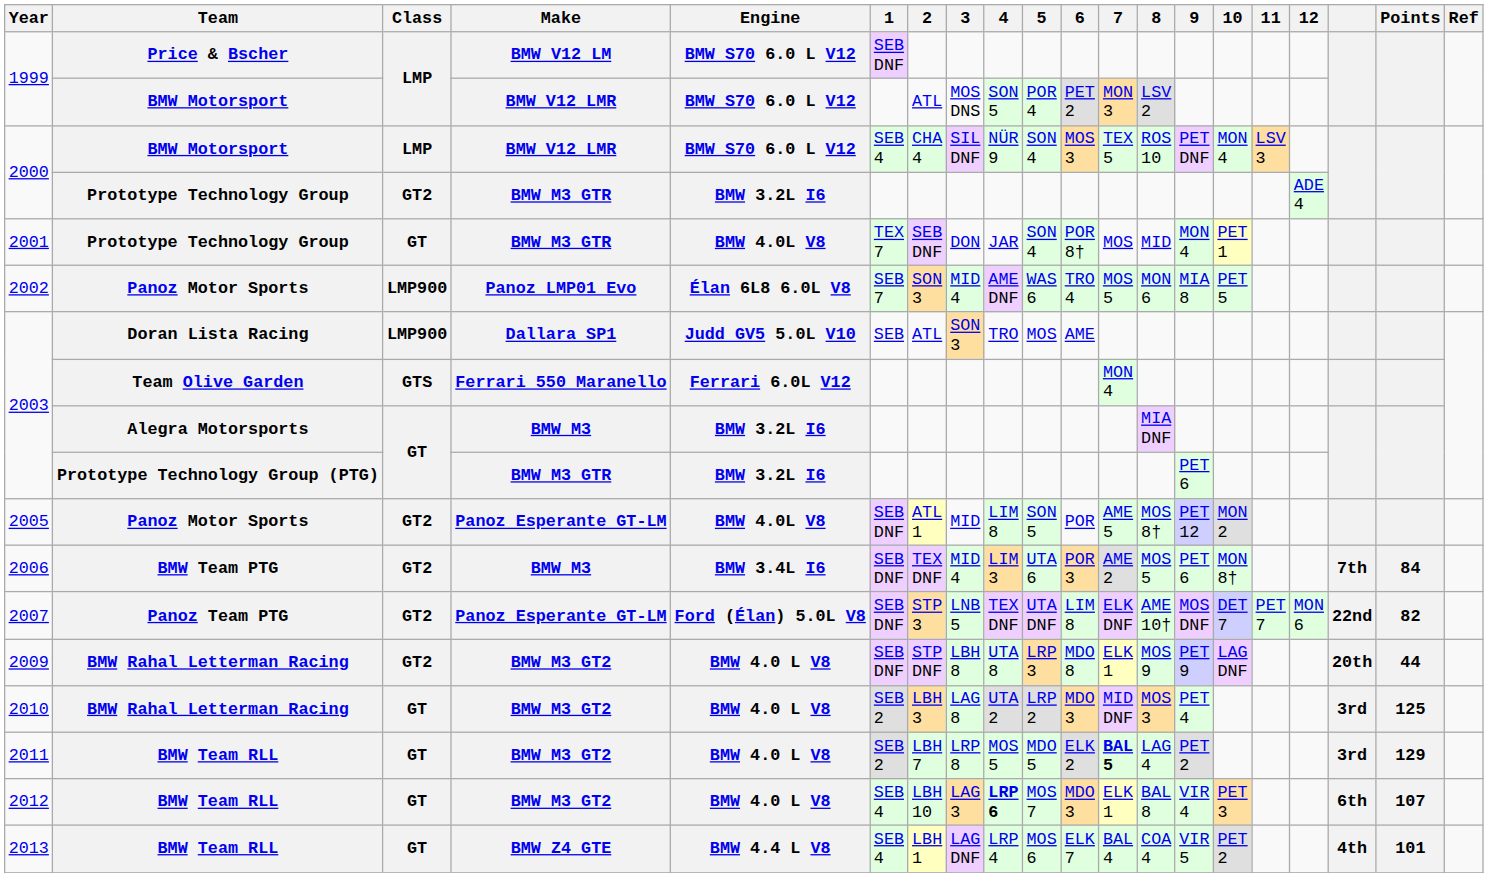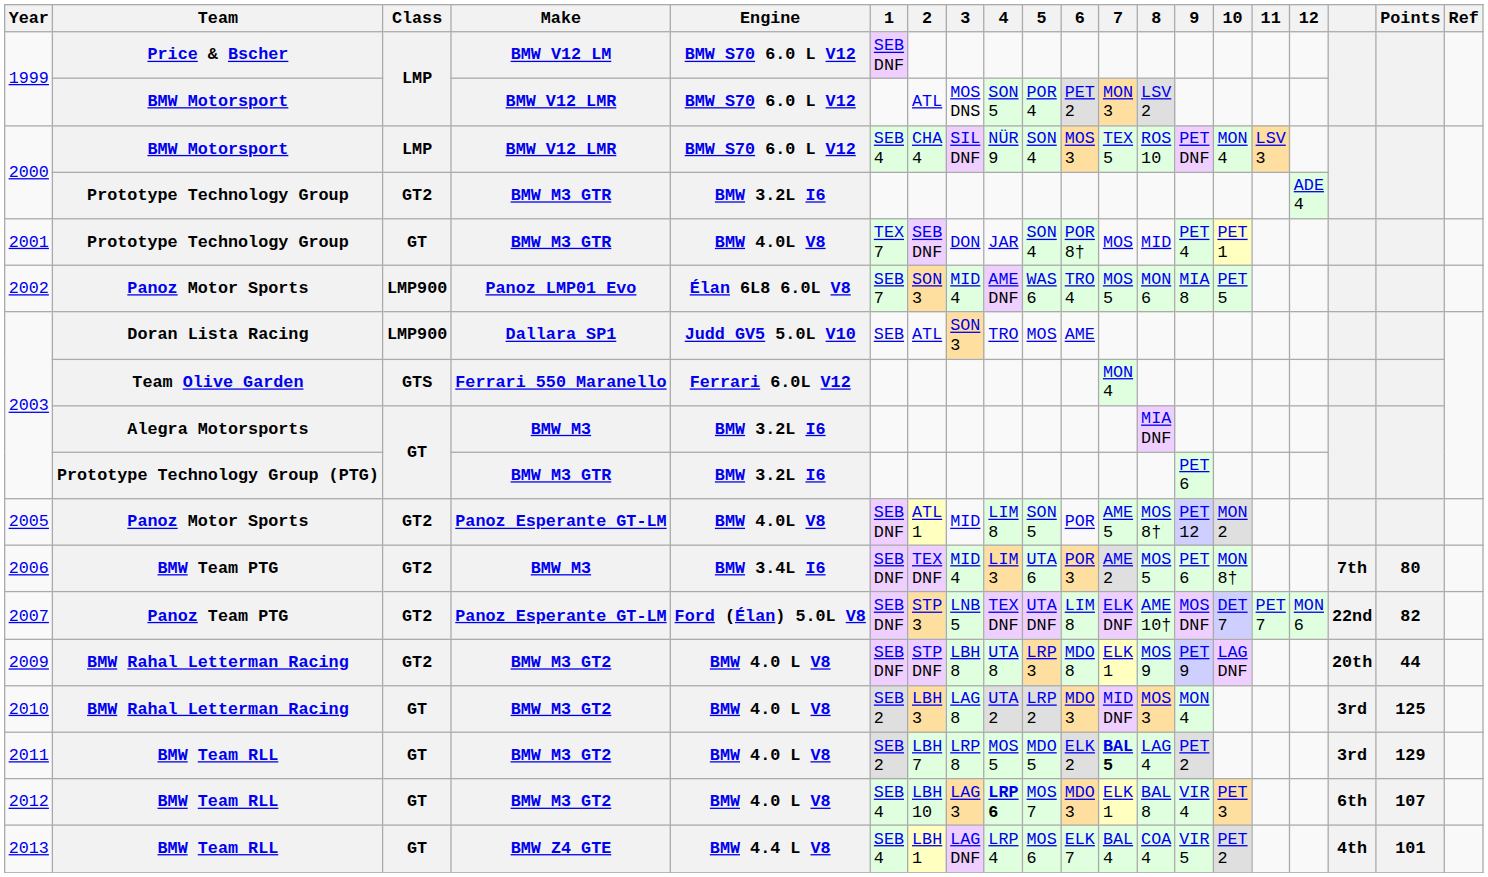(1194, 242) MON 4 -> (1194, 242) PET 4
(1410, 569) 84 -> (1410, 569) 80
(1194, 709) PET 4 -> (1194, 709) MON 4
